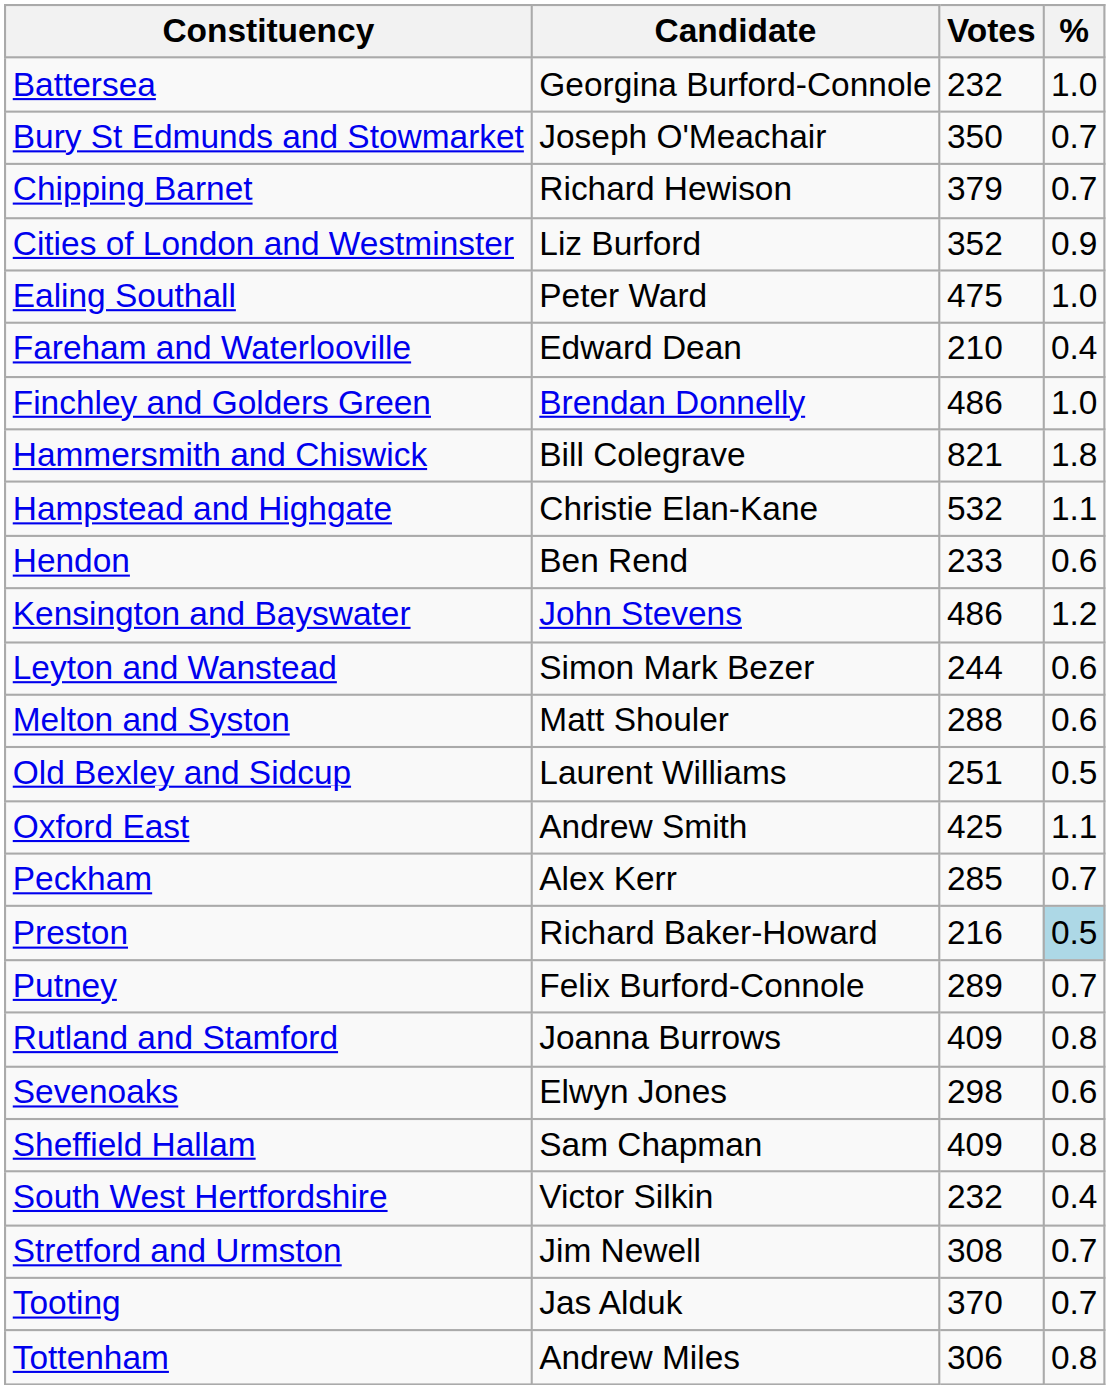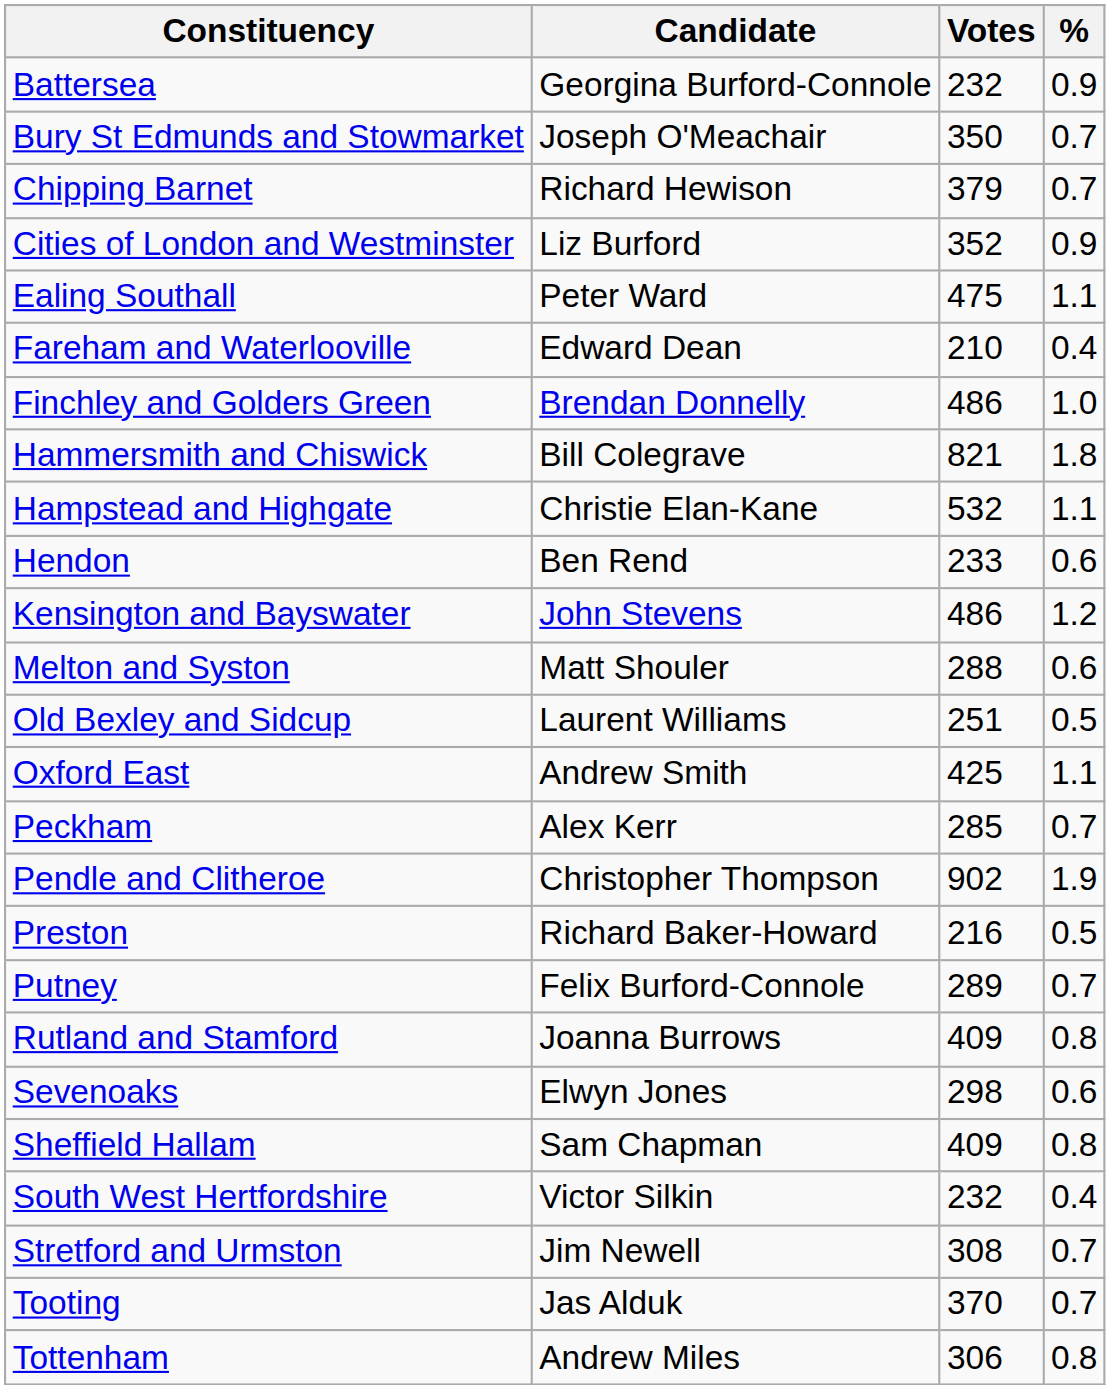(1074, 84) 1.0 -> (1074, 84) 0.9
(1074, 296) 1.0 -> (1074, 296) 1.1
- row: (175, 667)
+ row: (169, 879)
(1074, 932) lightblue background -> (1074, 932) no background
